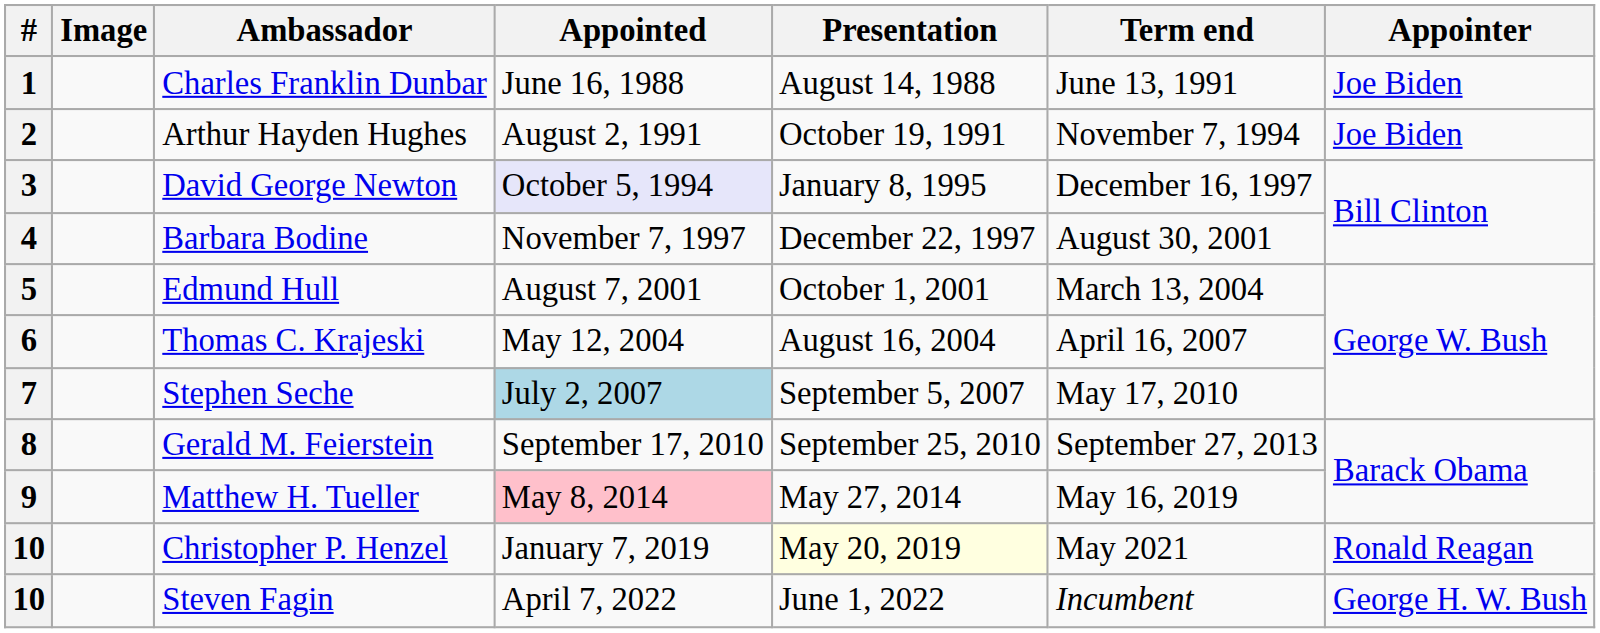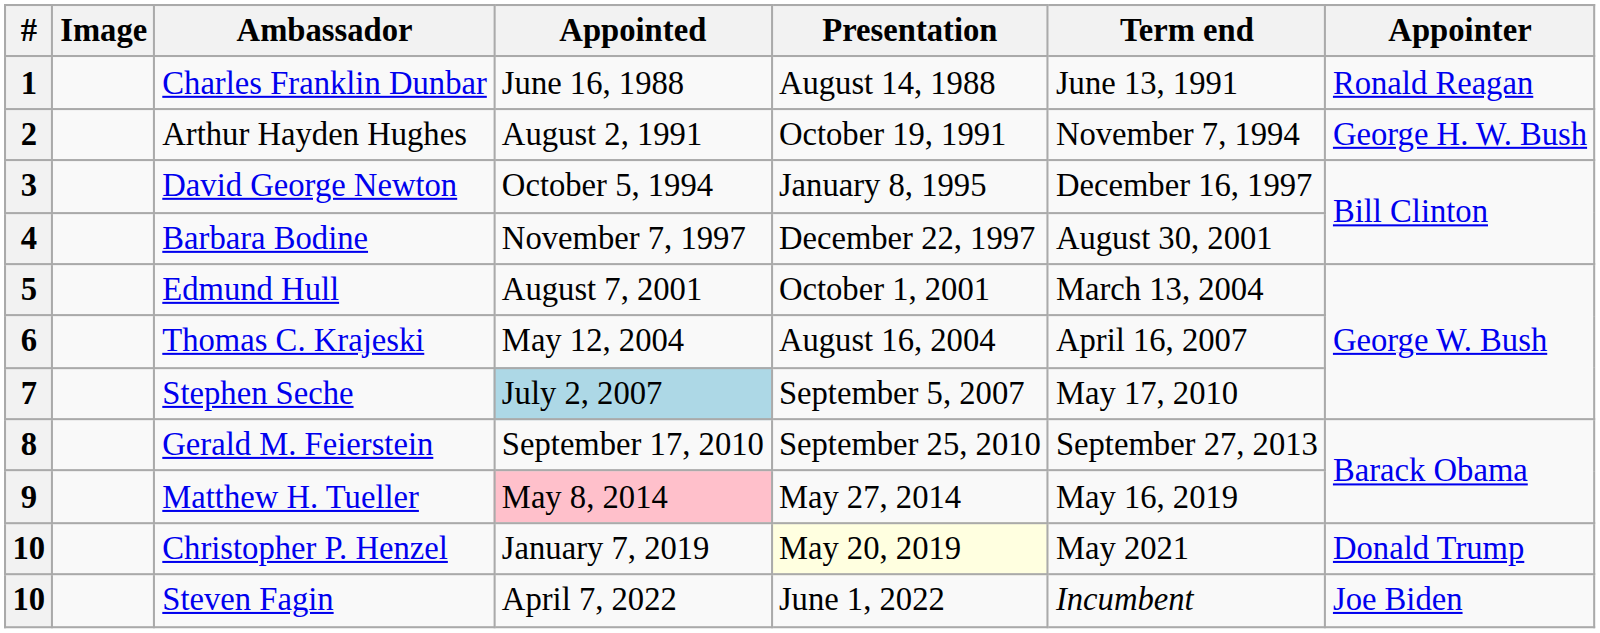(1398, 82) Joe Biden -> (1433, 82) Ronald Reagan
(1398, 133) Joe Biden -> (1460, 133) George H. W. Bush
(607, 185) lavender background -> (607, 185) no background
(1433, 548) Ronald Reagan -> (1429, 548) Donald Trump
(1460, 599) George H. W. Bush -> (1398, 599) Joe Biden
